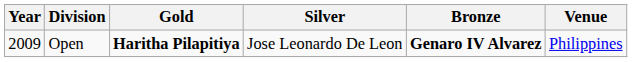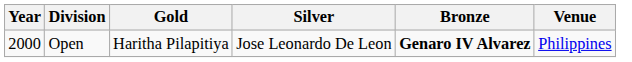(25, 43) 2009 -> (25, 43) 2000
(176, 43) bold -> (171, 43) normal
